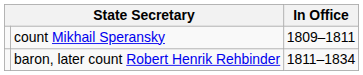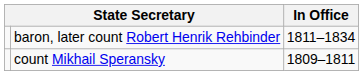rows swapped: (89, 37) <-> (147, 59)
